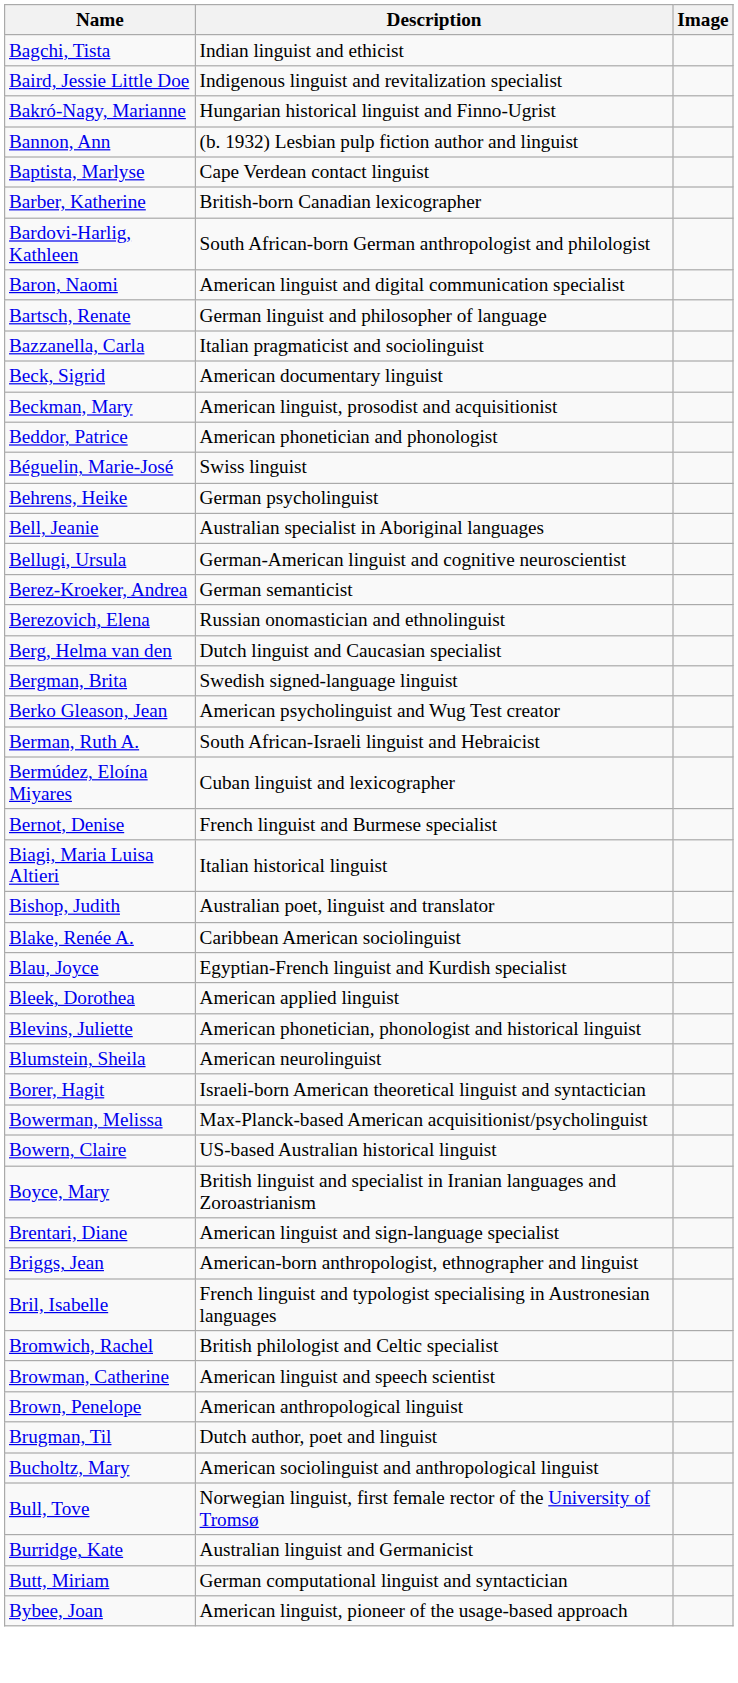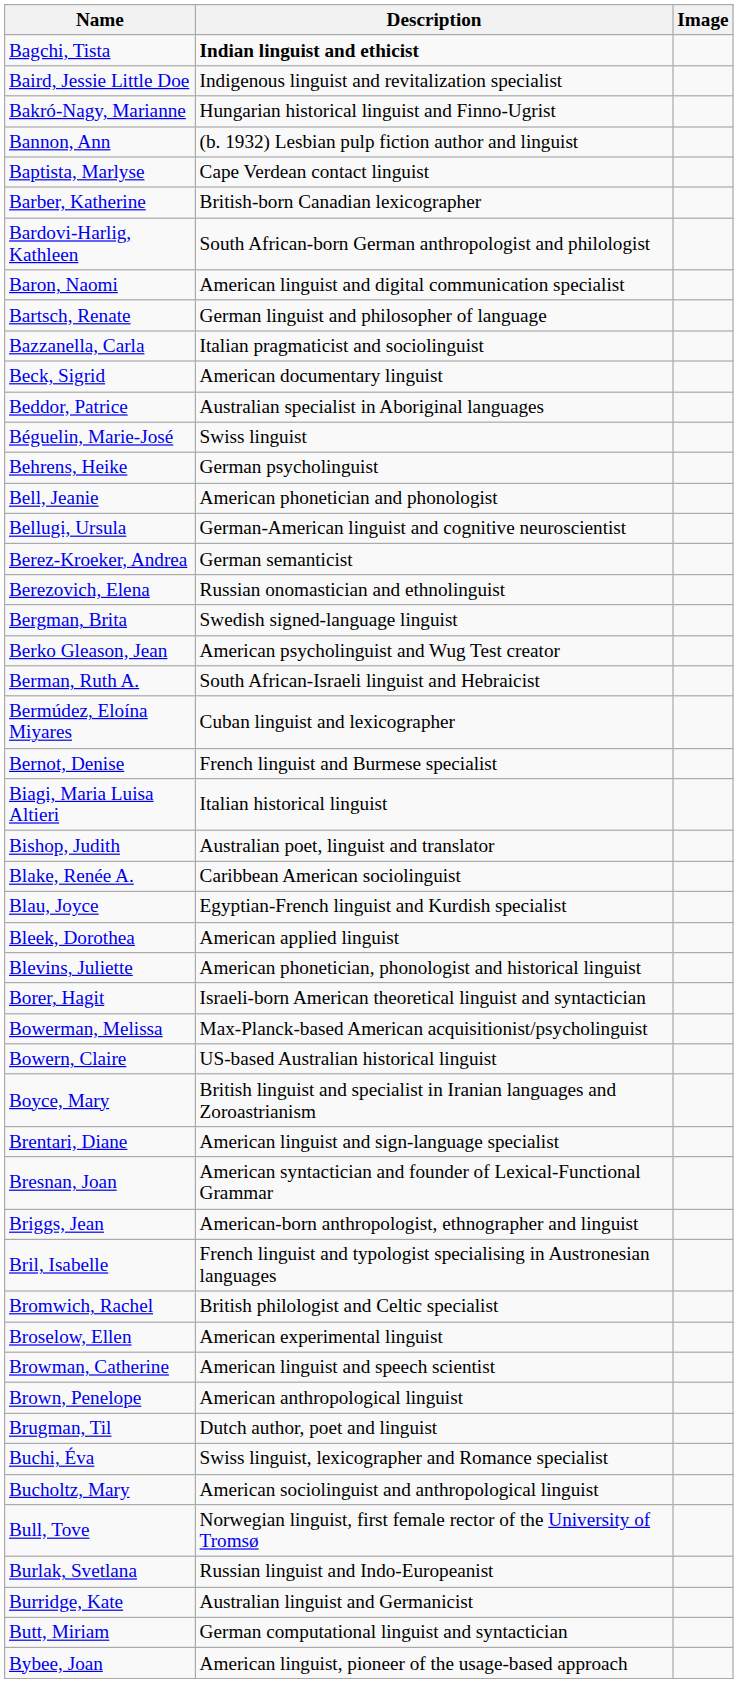(302, 50) normal -> (309, 50) bold
- row: (71, 406)
(349, 437) American phonetician and phonologist -> (372, 406) Australian specialist in Aboriginal languages
(372, 528) Australian specialist in Aboriginal languages -> (349, 498) American phonetician and phonologist
- row: (90, 650)
- row: (77, 1058)
+ row: (63, 1182)
+ row: (70, 1336)
+ row: (52, 1458)
+ row: (73, 1571)
